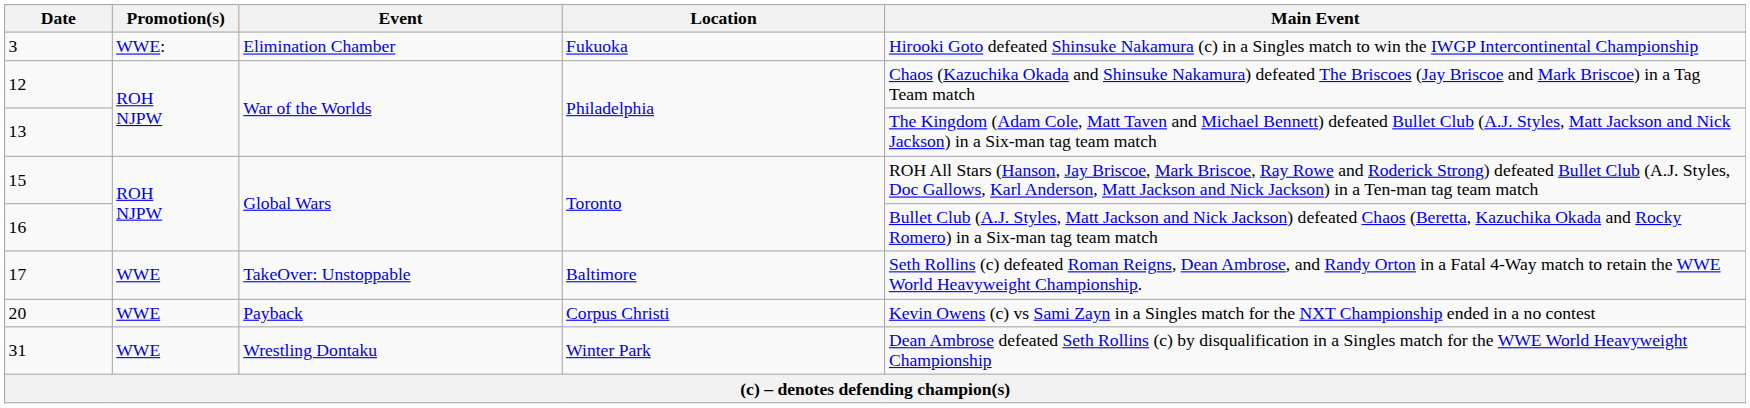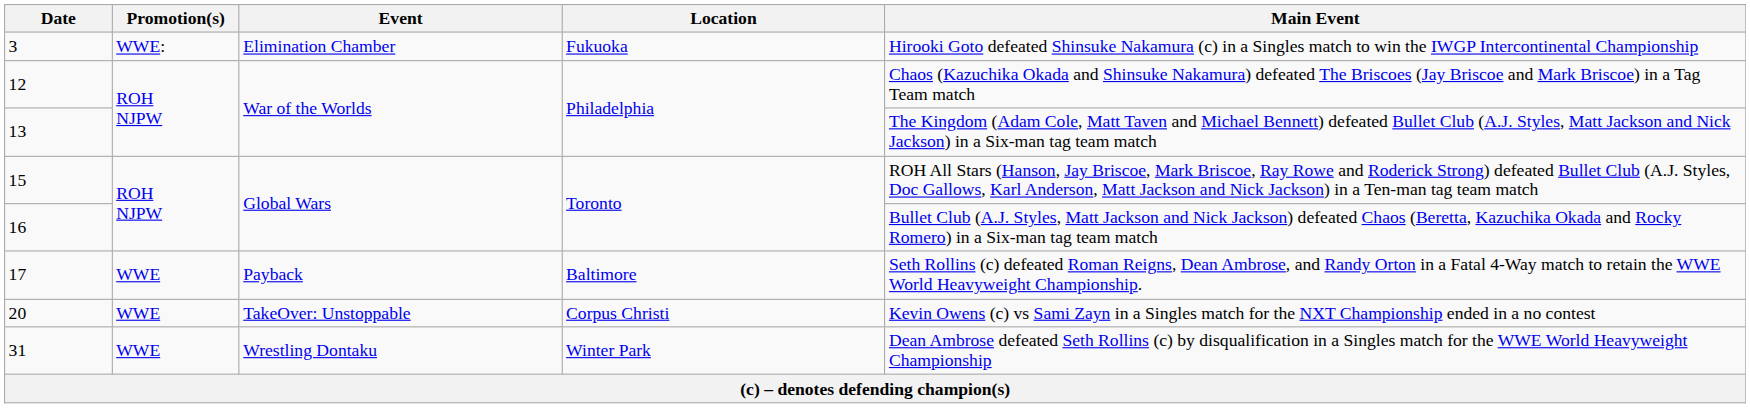(327, 275) TakeOver: Unstoppable -> (273, 275) Payback
(273, 312) Payback -> (327, 312) TakeOver: Unstoppable
